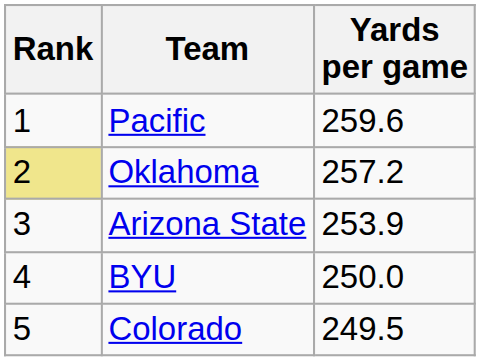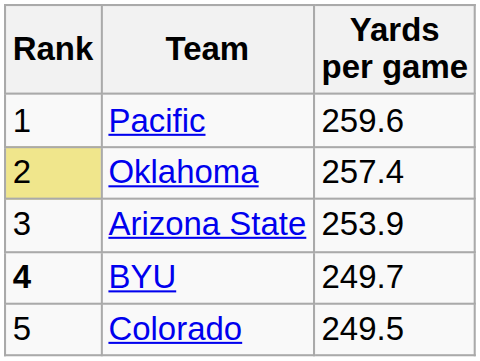(363, 172) 257.2 -> (363, 172) 257.4
(22, 276) normal -> (22, 276) bold
(363, 276) 250.0 -> (363, 276) 249.7
